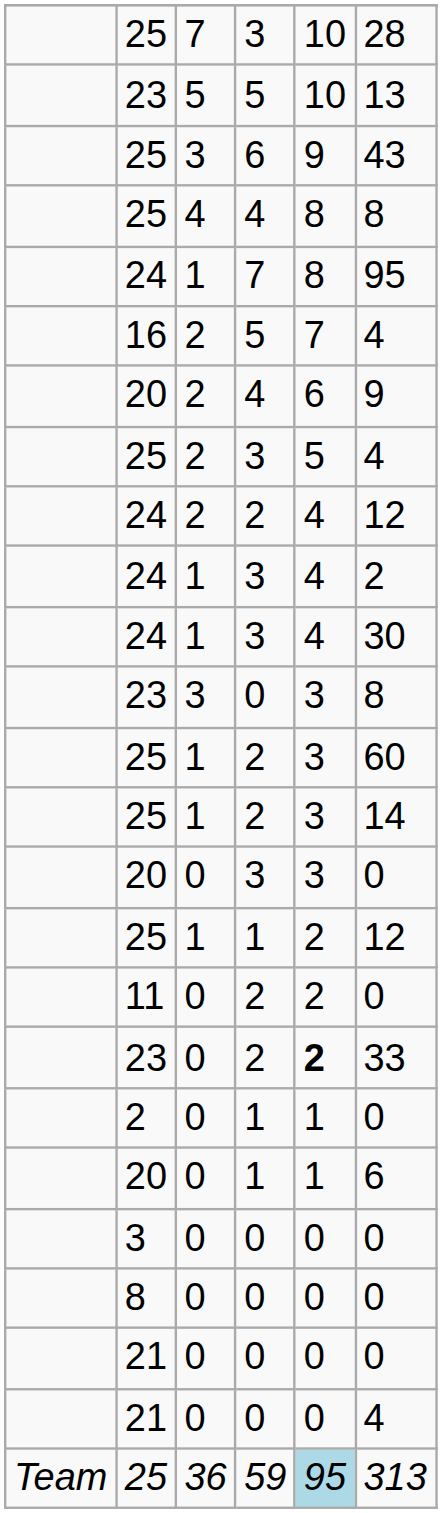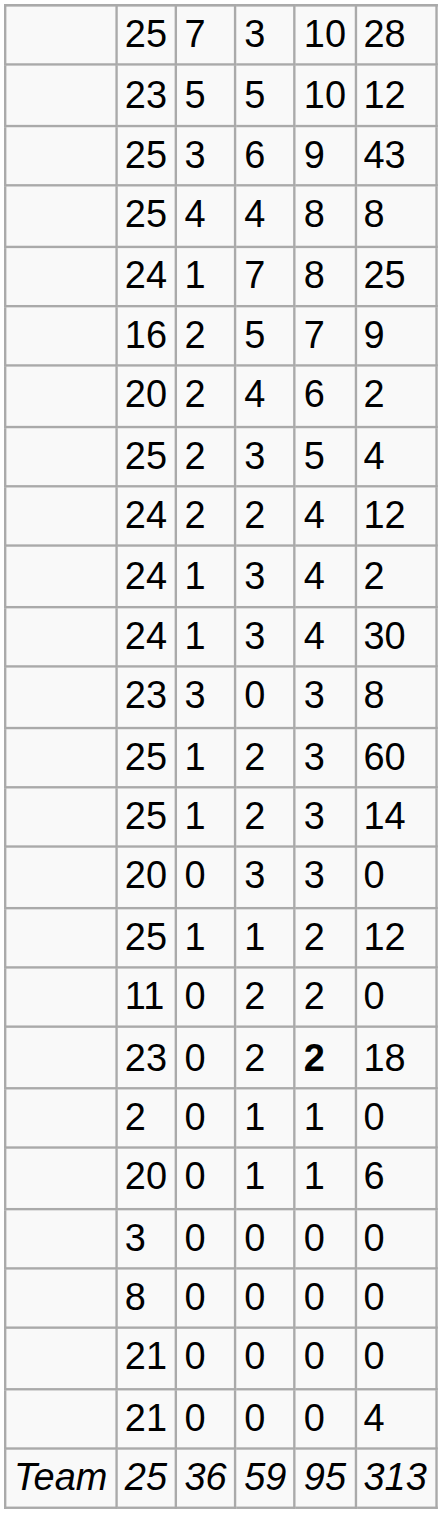(385, 94) 13 -> (385, 94) 12
(385, 275) 95 -> (385, 275) 25
(374, 335) 4 -> (374, 335) 9
(374, 395) 9 -> (374, 395) 2
(385, 1056) 33 -> (385, 1056) 18
(325, 1477) lightblue background -> (325, 1477) no background
